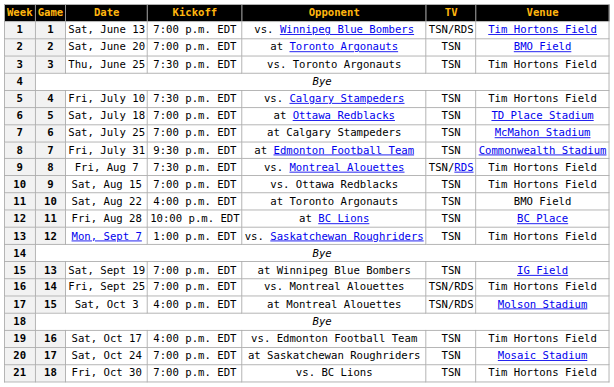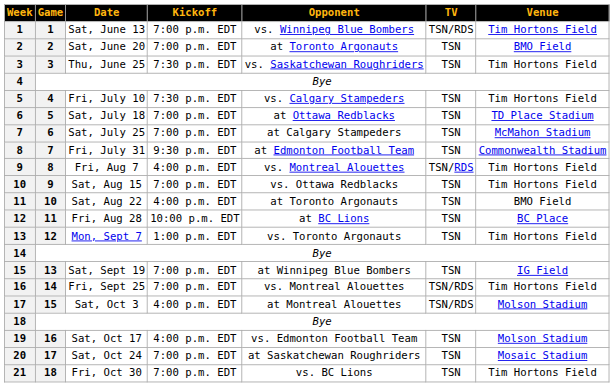(334, 65) vs. Toronto Argonauts -> (334, 65) vs. Saskatchewan Roughriders
(195, 168) 7:30 p.m. EDT -> (195, 168) 4:00 p.m. EDT
(334, 236) vs. Saskatchewan Roughriders -> (334, 236) vs. Toronto Argonauts
(543, 339) Tim Hortons Field -> (543, 339) Molson Stadium
